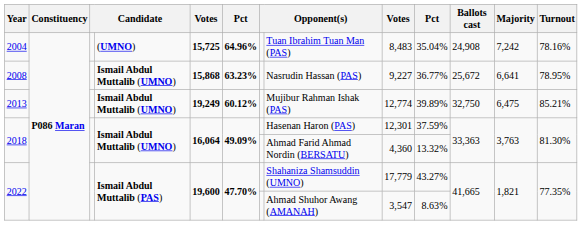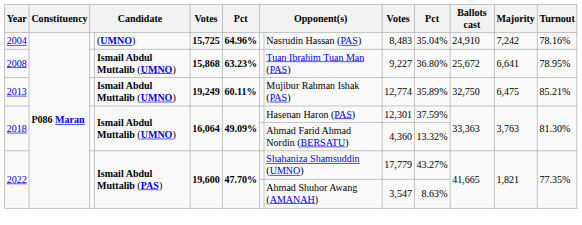(315, 47) Tuan Ibrahim Tuan Man (PAS) -> (314, 41) Nasrudin Hassan (PAS)
(466, 47) 24,908 -> (466, 41) 24,910
(314, 75) Nasrudin Hassan (PAS) -> (315, 63) Tuan Ibrahim Tuan Man (PAS)
(432, 75) 36.77% -> (432, 63) 36.80%
(241, 103) 60.12% -> (240, 92) 60.11%
(432, 103) 39.89% -> (432, 92) 35.89%
